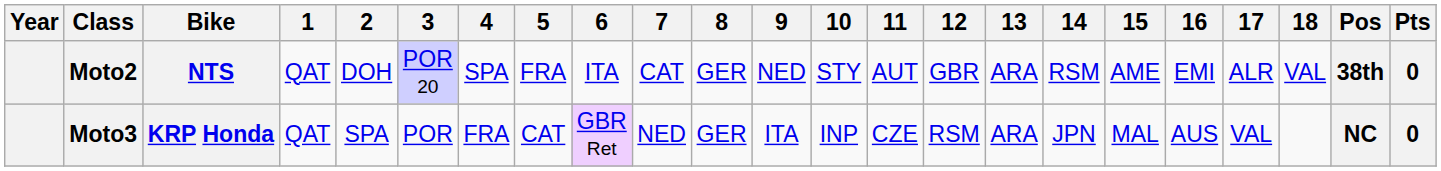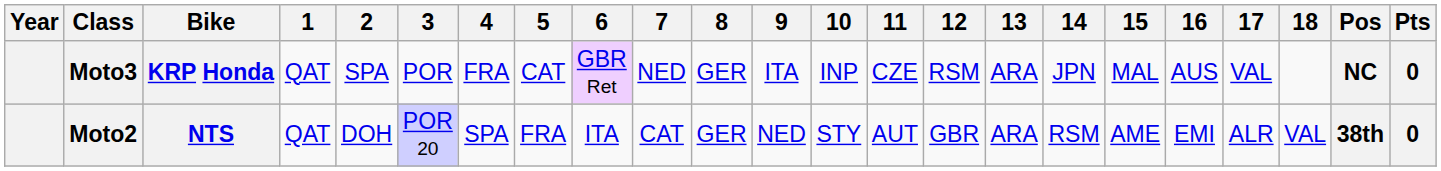rows swapped: (103, 134) <-> (103, 72)
